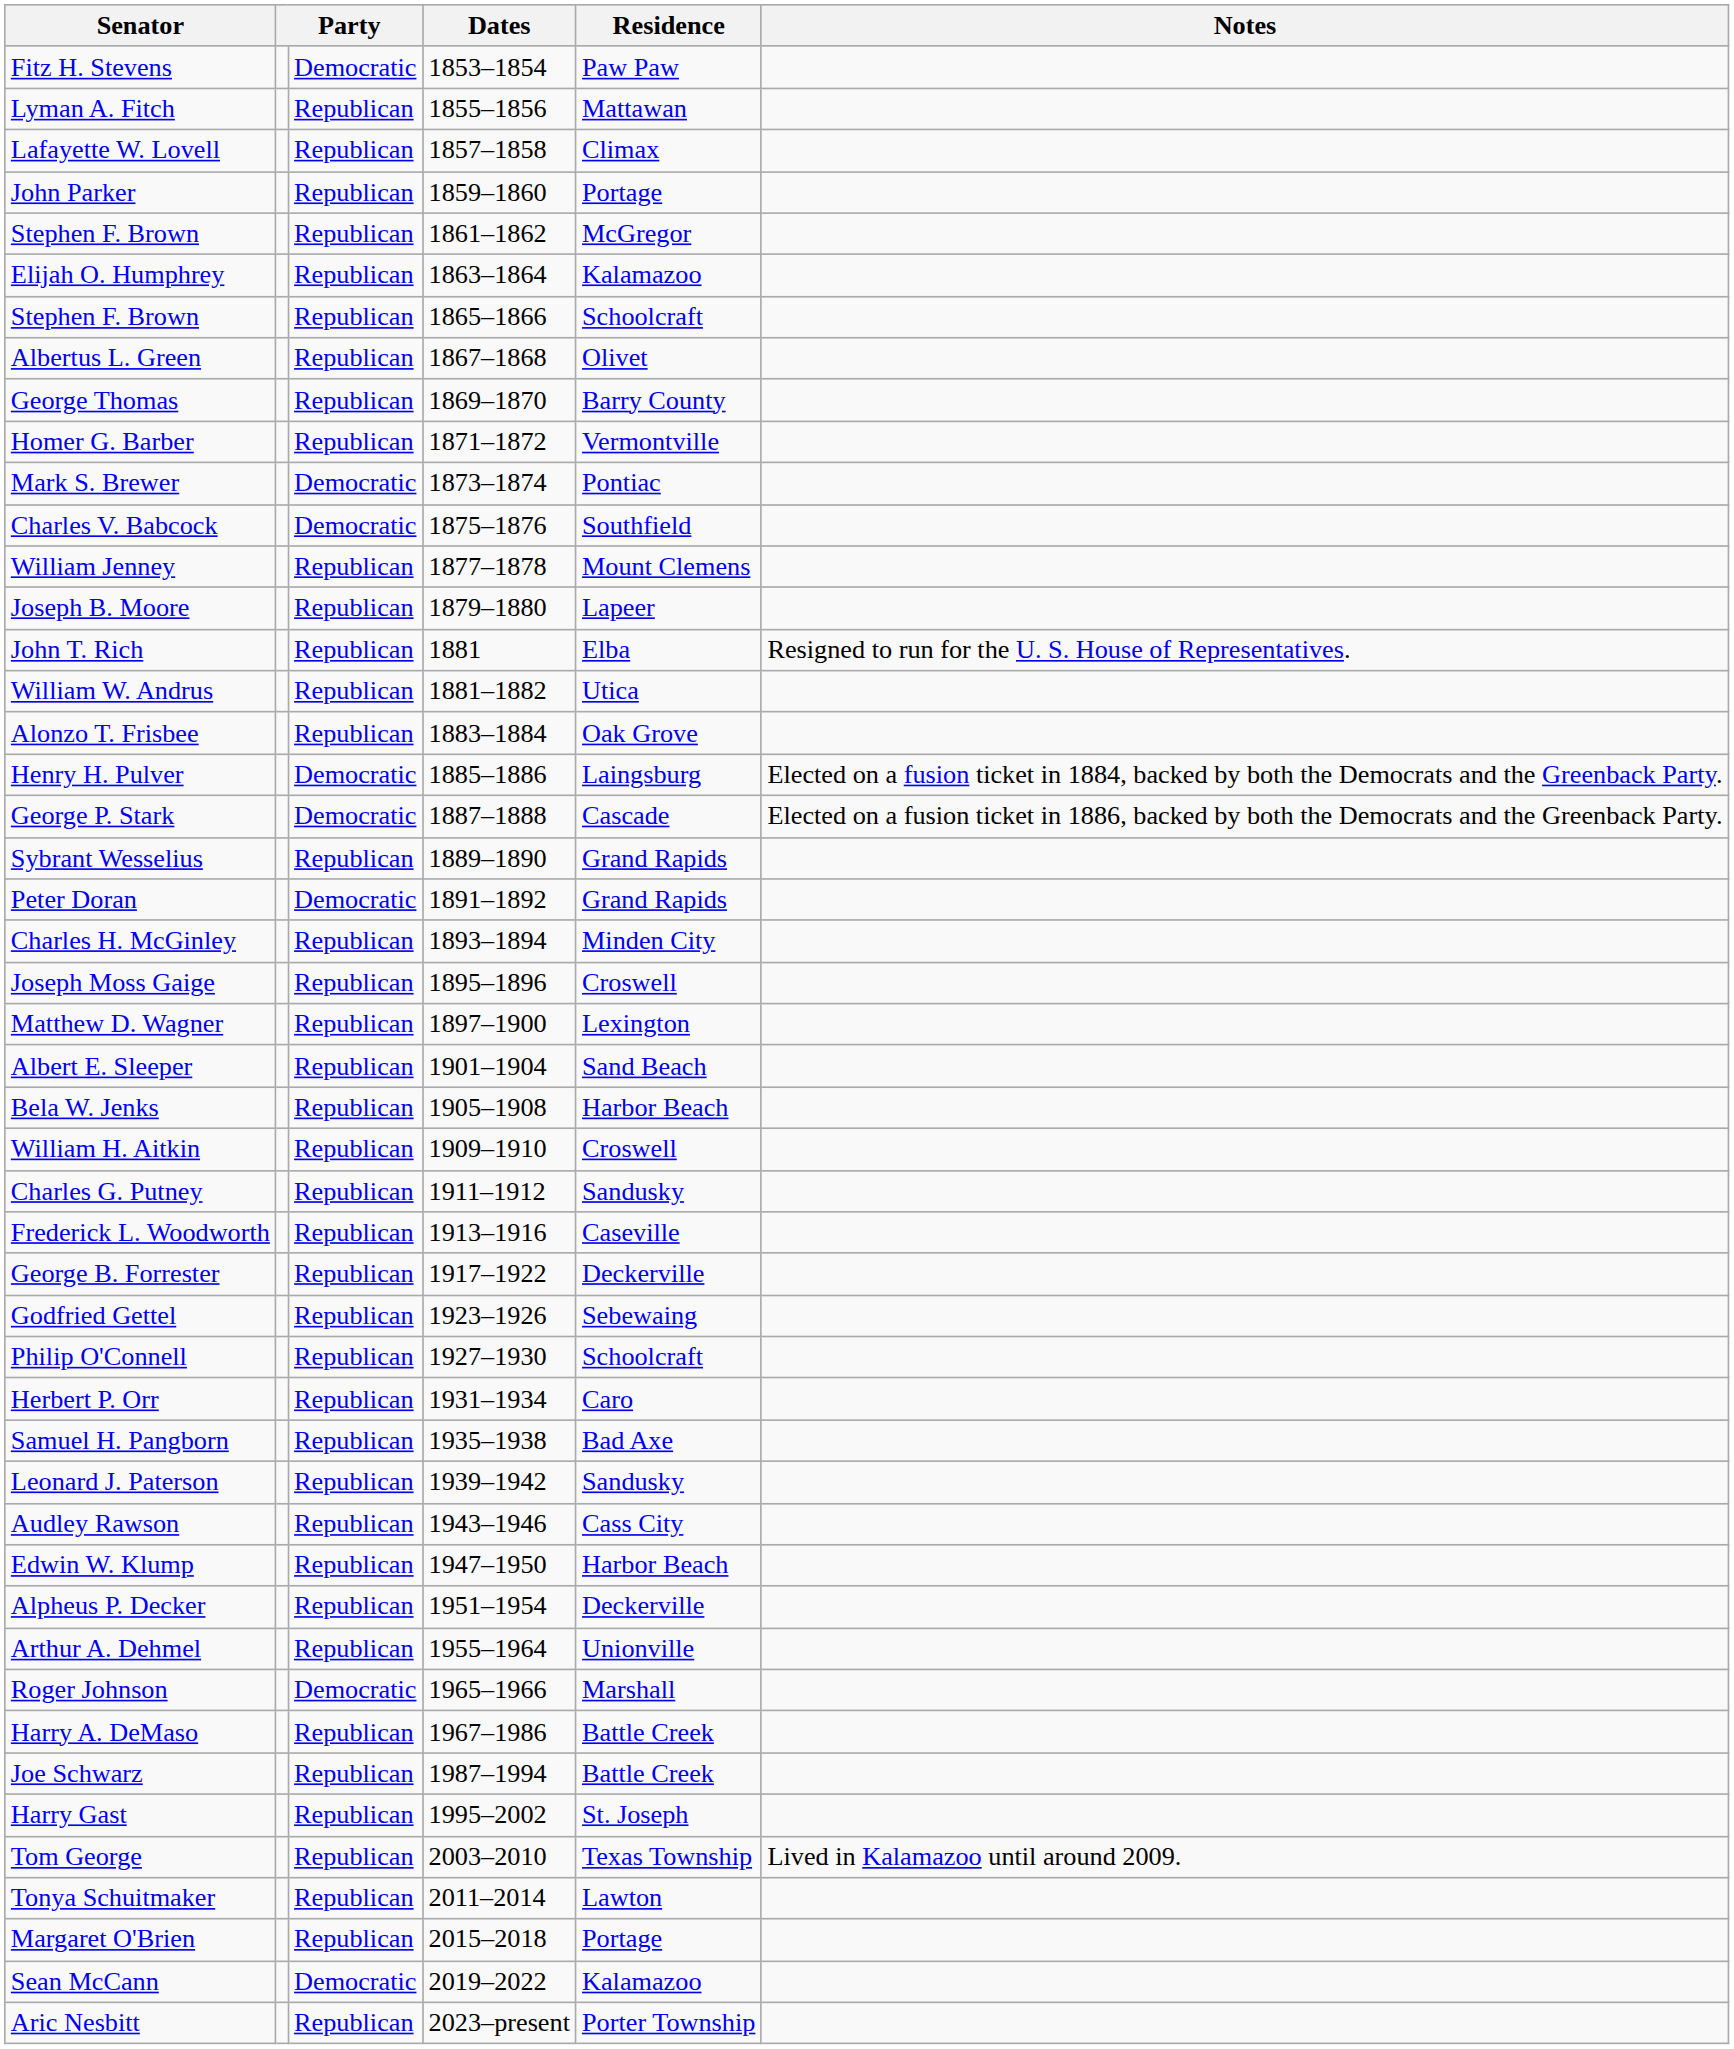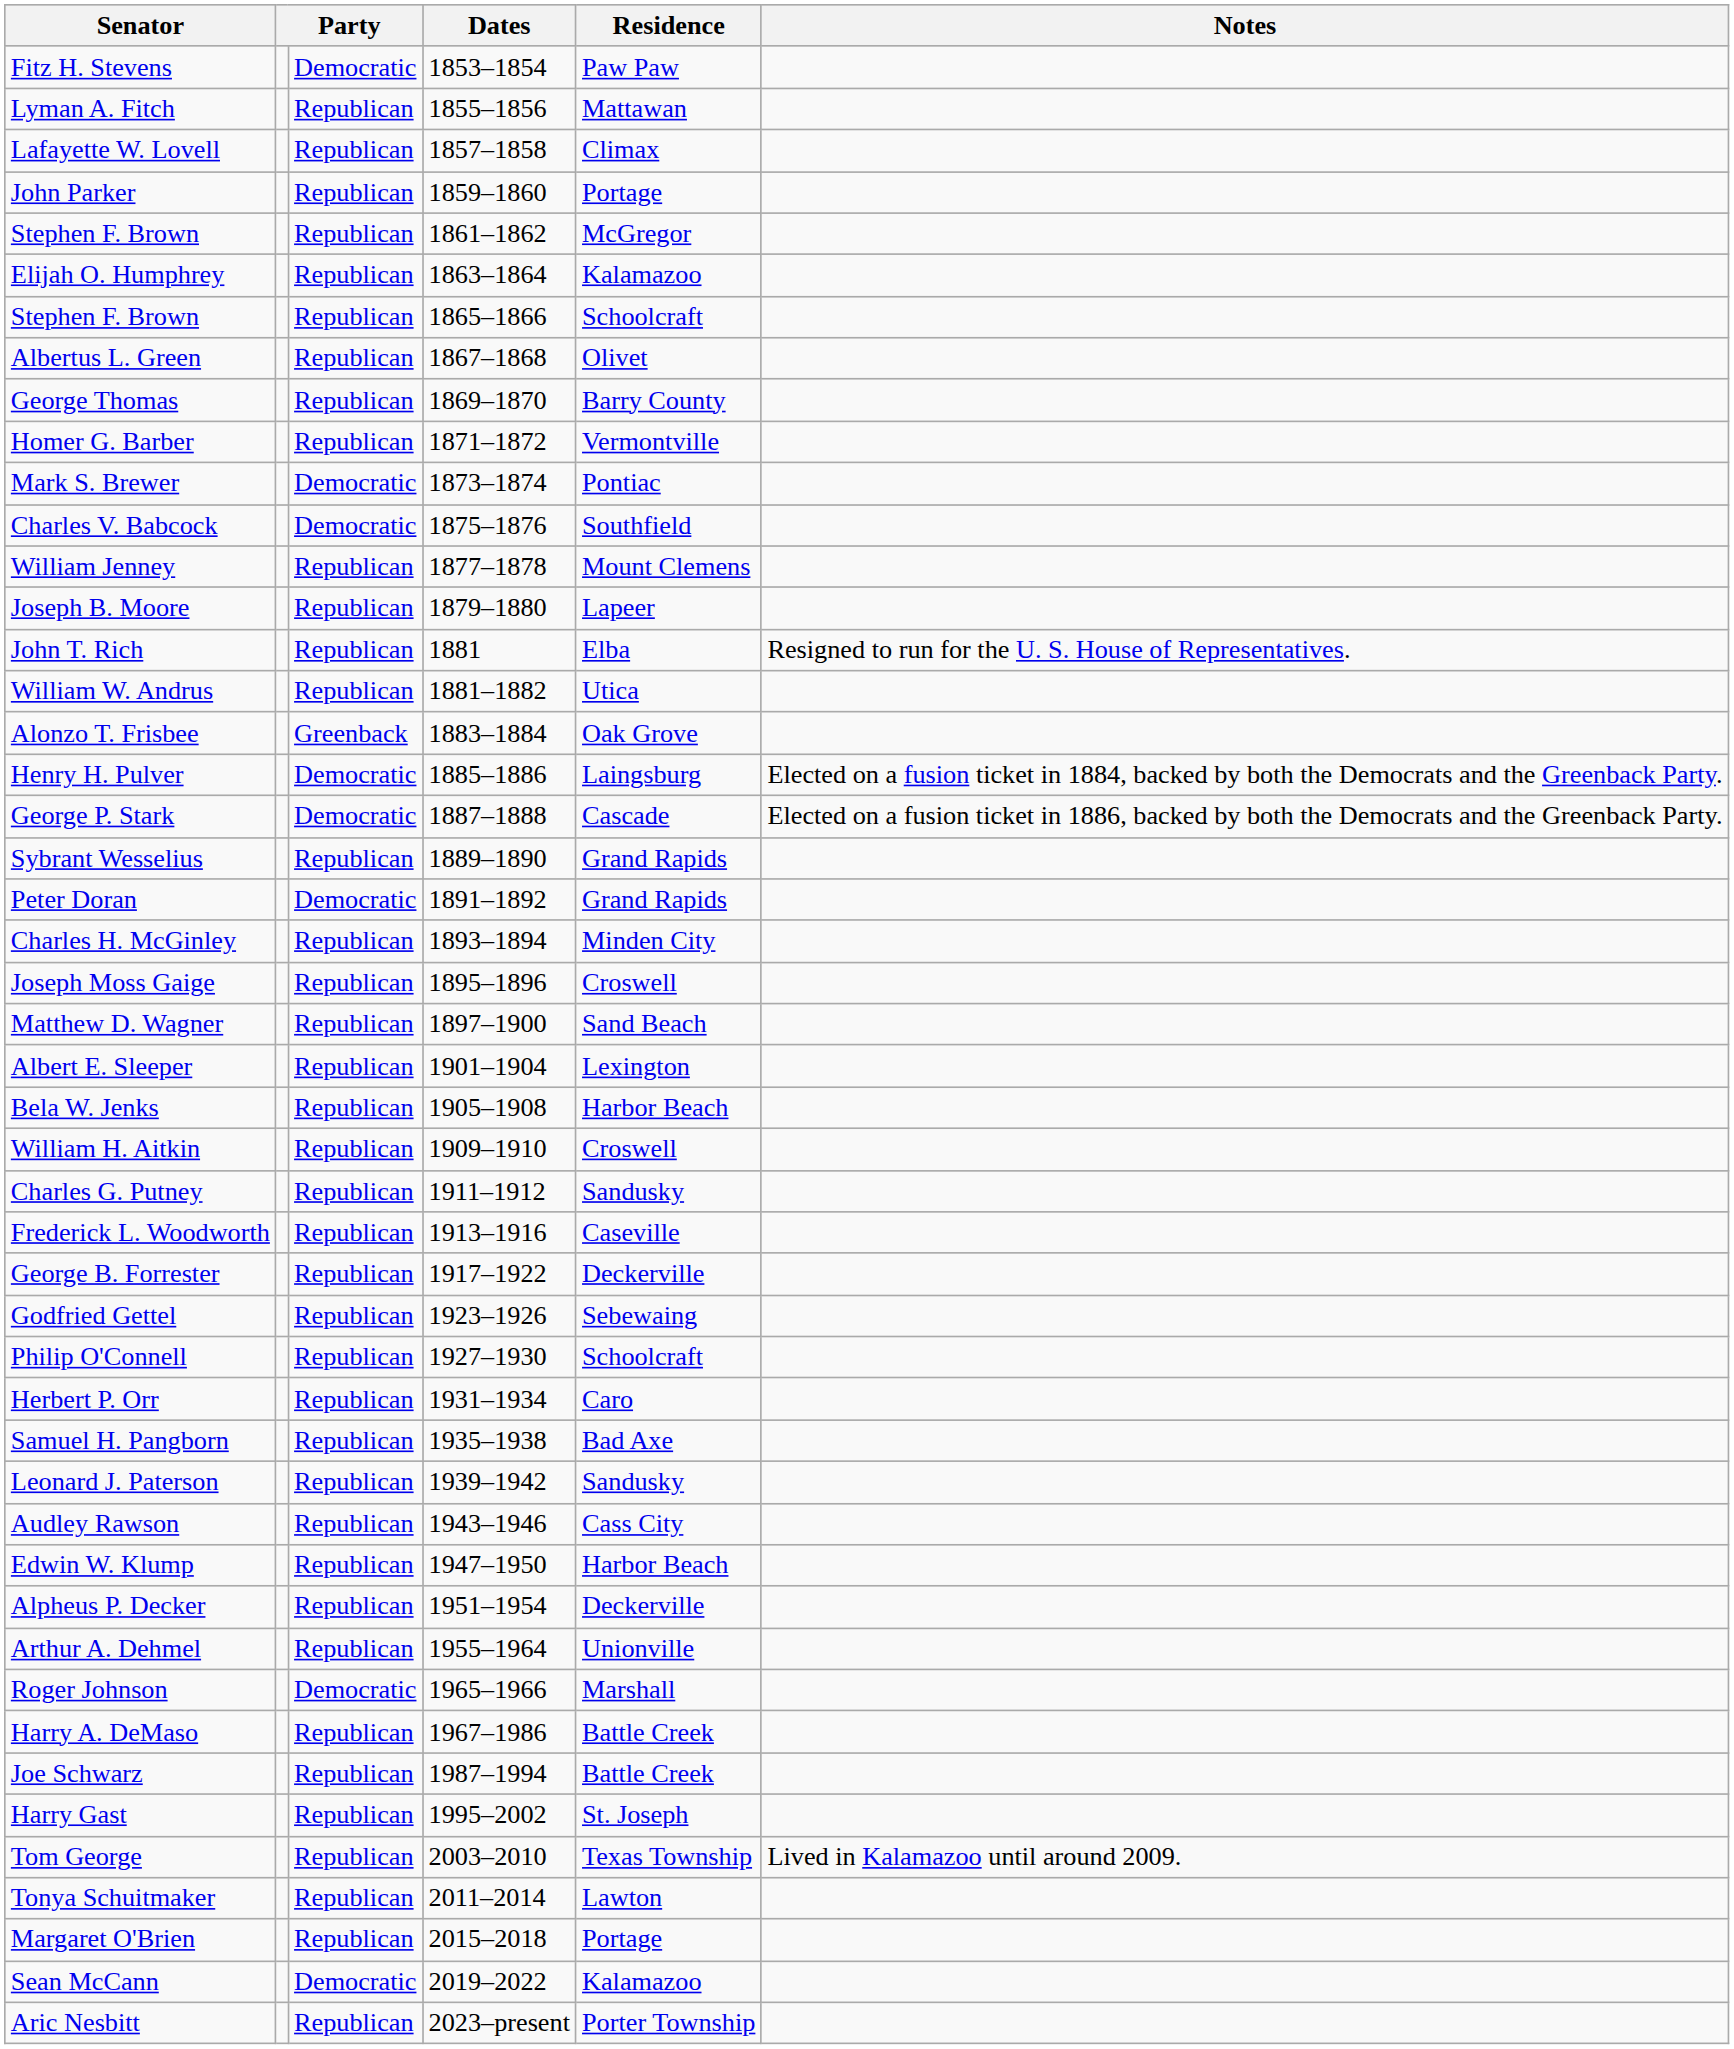(354, 732) Republican -> (351, 732) Greenback
(636, 1024) Lexington -> (644, 1024) Sand Beach
(644, 1065) Sand Beach -> (636, 1065) Lexington
